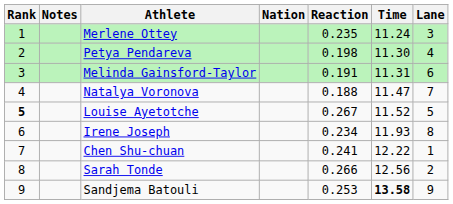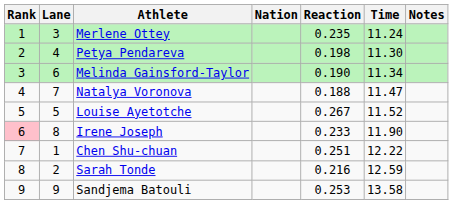columns swapped: (430, 14) <-> (60, 14)
(340, 73) 0.191 -> (333, 73) 0.190
(392, 73) 11.31 -> (385, 73) 11.34
(22, 112) bold -> (22, 112) normal
(22, 131) no background -> (22, 131) pink background
(340, 131) 0.234 -> (333, 131) 0.233
(392, 131) 11.93 -> (385, 131) 11.90
(340, 151) 0.241 -> (333, 151) 0.251
(340, 170) 0.266 -> (333, 170) 0.216
(392, 170) 12.56 -> (385, 170) 12.59
(392, 190) bold -> (385, 190) normal
